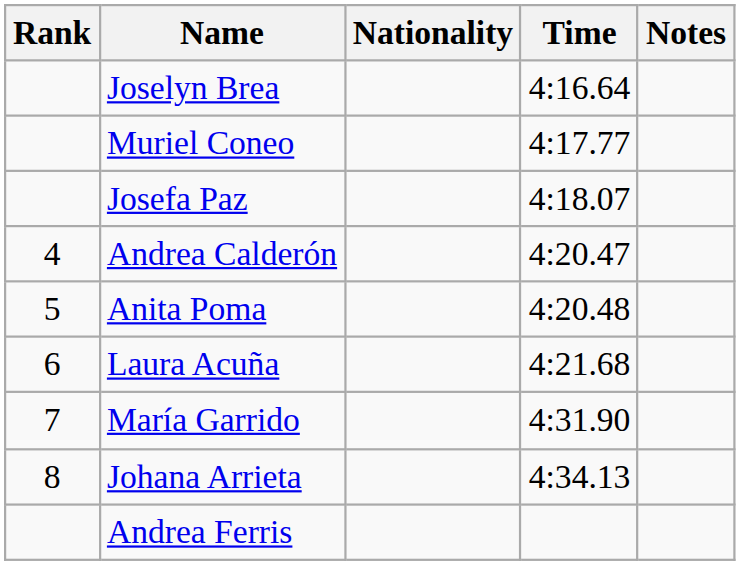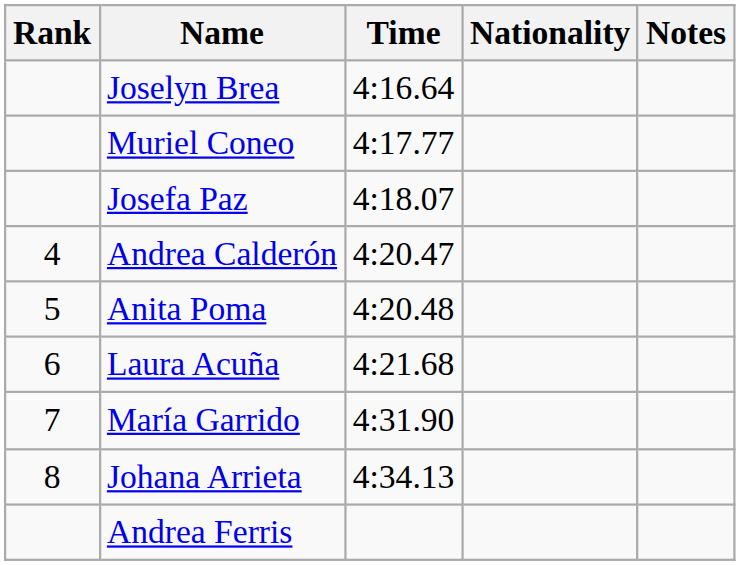columns swapped: (433, 32) <-> (580, 32)
